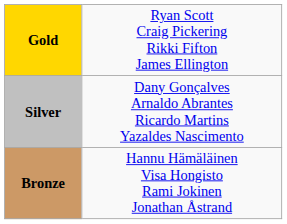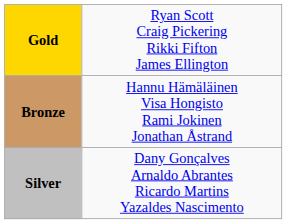rows swapped: (43, 111) <-> (43, 183)
